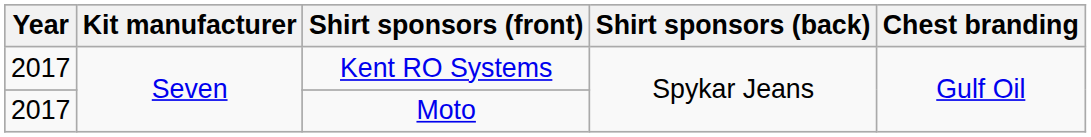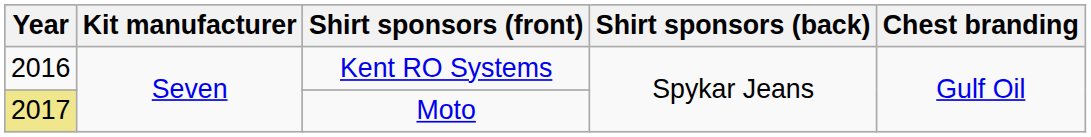(41, 68) 2017 -> (41, 68) 2016
(41, 110) no background -> (41, 110) khaki background
